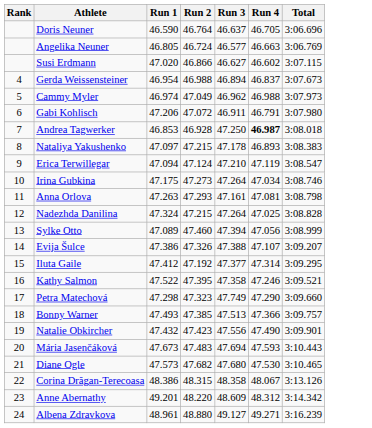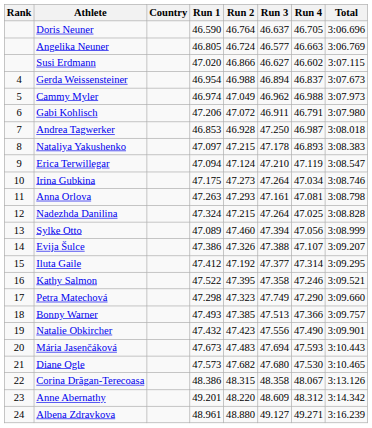+ column: (168, 12)
(265, 130) bold -> (308, 130) normal
